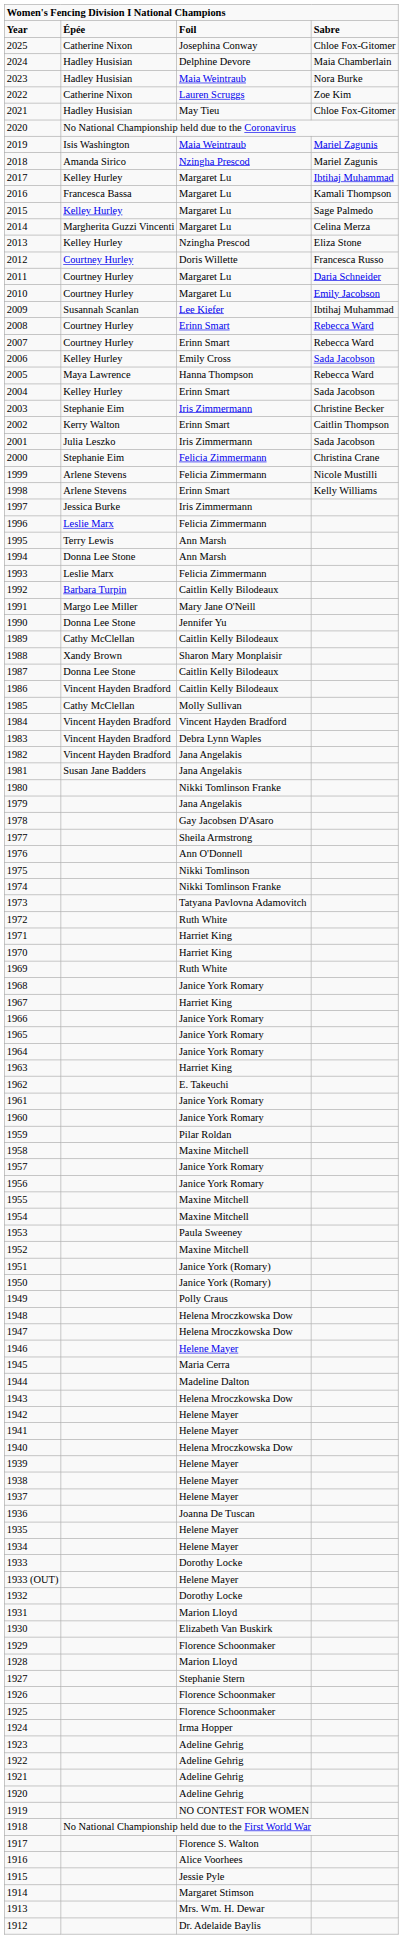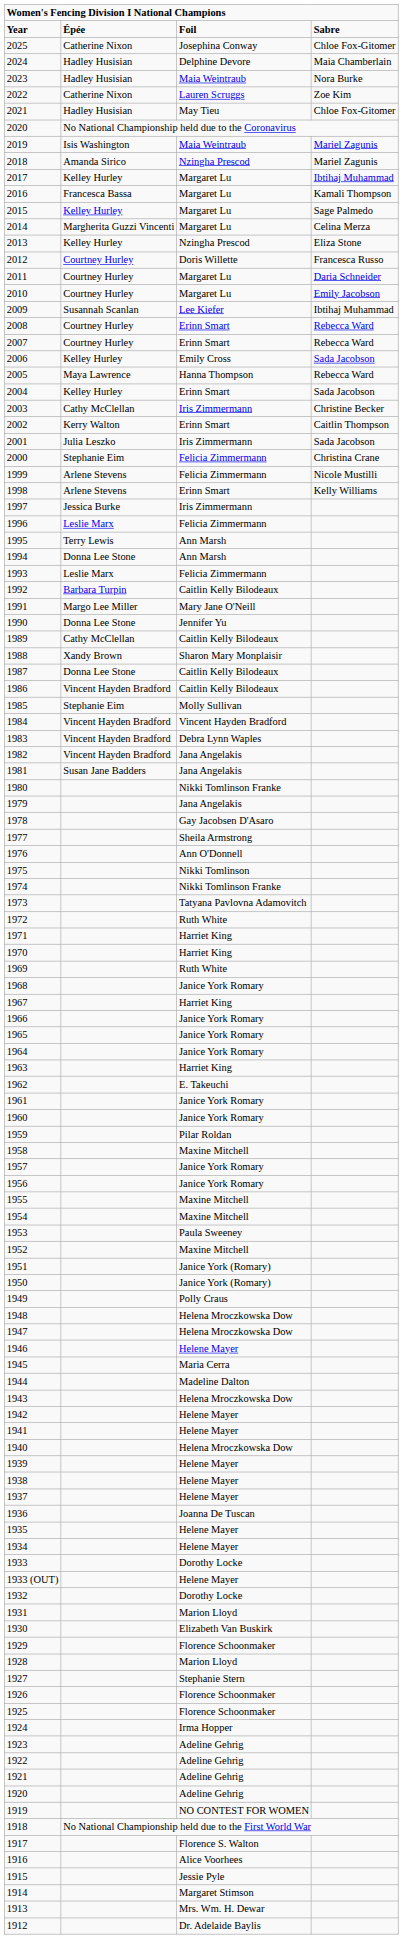(94, 408) Stephanie Eim -> (99, 408) Cathy McClellan
(99, 705) Cathy McClellan -> (94, 705) Stephanie Eim
